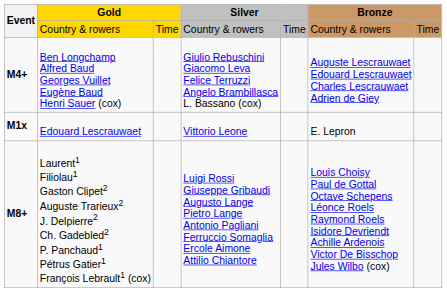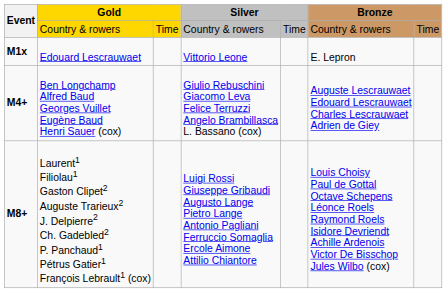rows swapped: (17, 126) <-> (17, 74)
